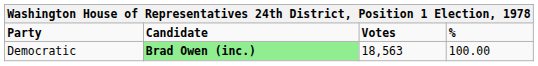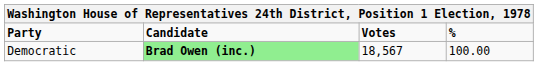(382, 51) 18,563 -> (382, 51) 18,567
